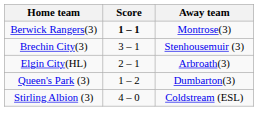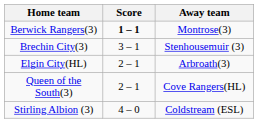+ row: (54, 87)
- row: (54, 81)
